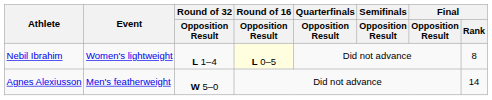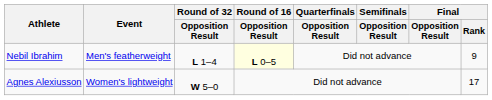(129, 57) Women's lightweight -> (128, 57) Men's featherweight
(474, 57) 8 -> (474, 57) 9
(128, 82) Men's featherweight -> (129, 82) Women's lightweight
(474, 82) 14 -> (474, 82) 17
